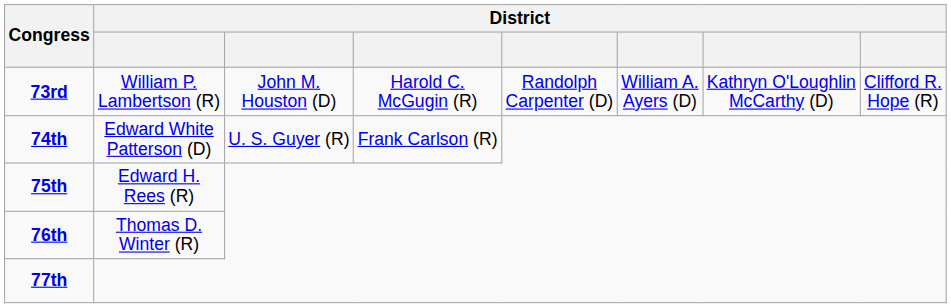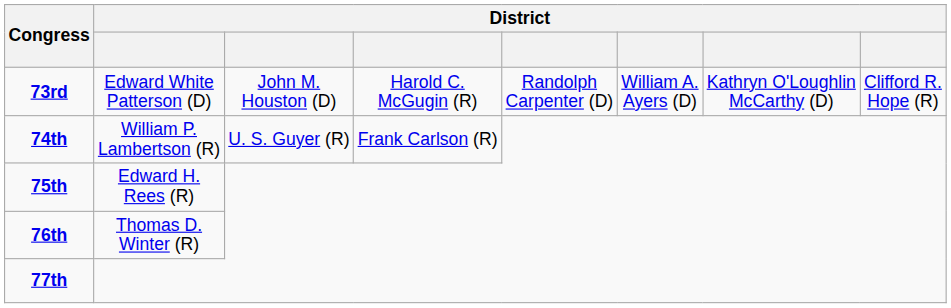(159, 91) William P. Lambertson (R) -> (159, 91) Edward White Patterson (D)
(159, 139) Edward White Patterson (D) -> (159, 139) William P. Lambertson (R)
